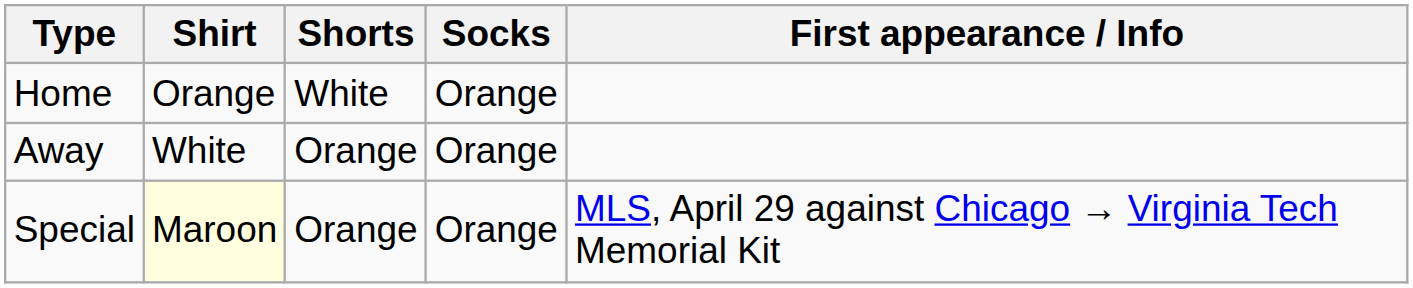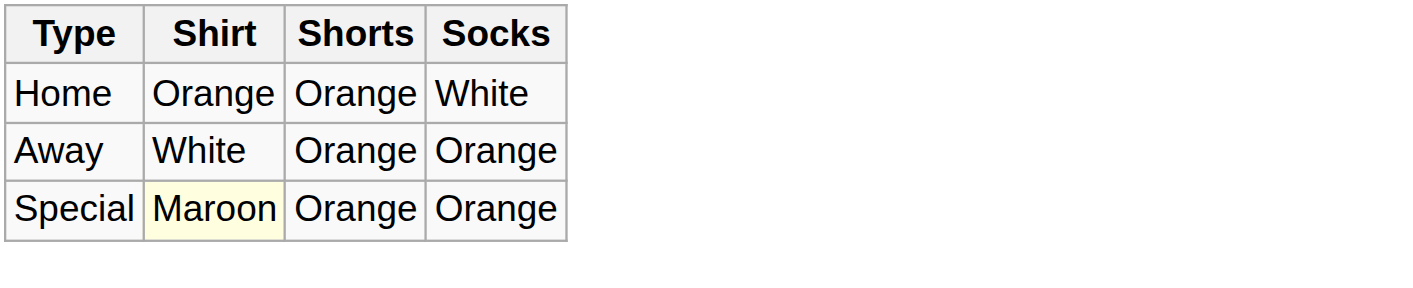- column: (987, 33)
(342, 92) White -> (356, 92) Orange
(496, 92) Orange -> (482, 92) White
